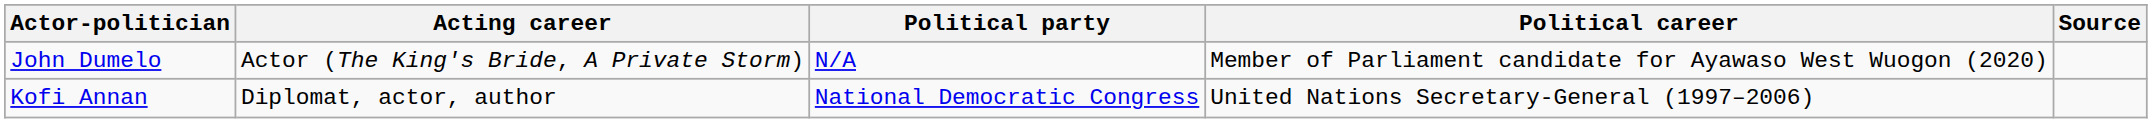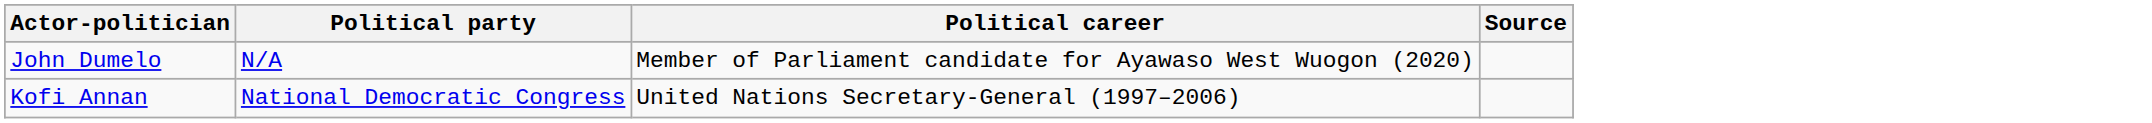- column: (522, 24)
